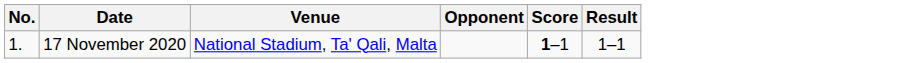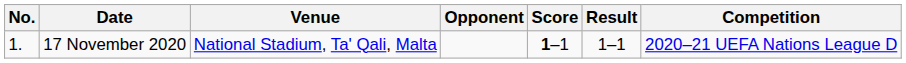+ column: (771, 17)
